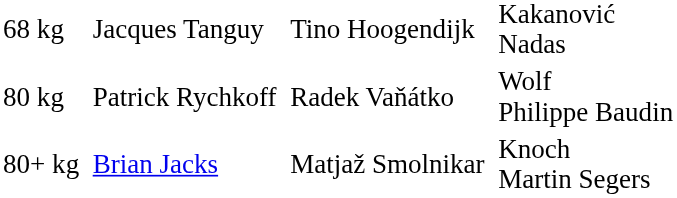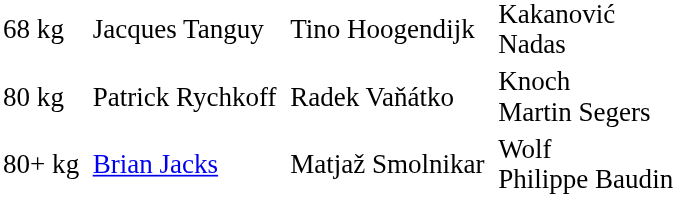(582, 96) Wolf Philippe Baudin -> (571, 96) Knoch Martin Segers
(571, 164) Knoch Martin Segers -> (582, 164) Wolf Philippe Baudin
